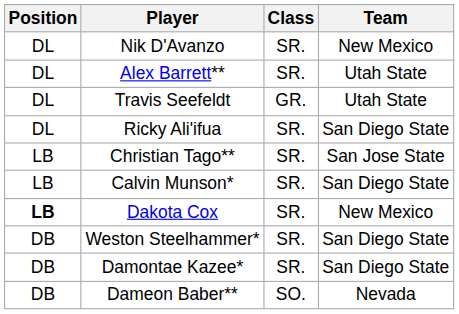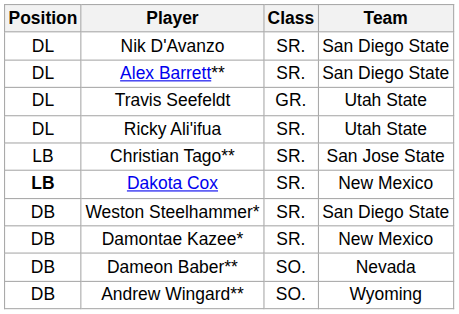(386, 45) New Mexico -> (386, 45) San Diego State
(386, 73) Utah State -> (386, 73) San Diego State
(386, 128) San Diego State -> (386, 128) Utah State
- row: (172, 184)
(386, 267) San Diego State -> (386, 239) New Mexico
+ row: (172, 294)
